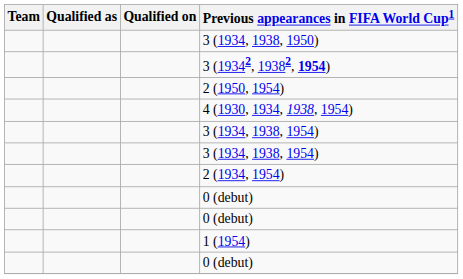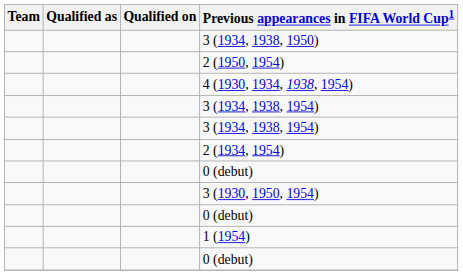- row: (24, 65)
+ row: (24, 194)
